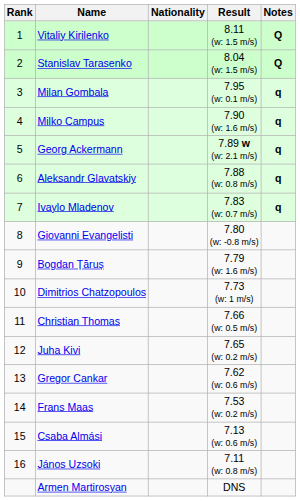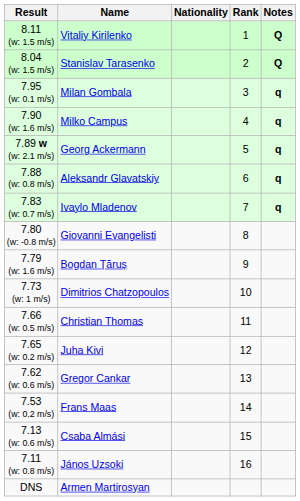columns swapped: (20, 12) <-> (234, 12)
